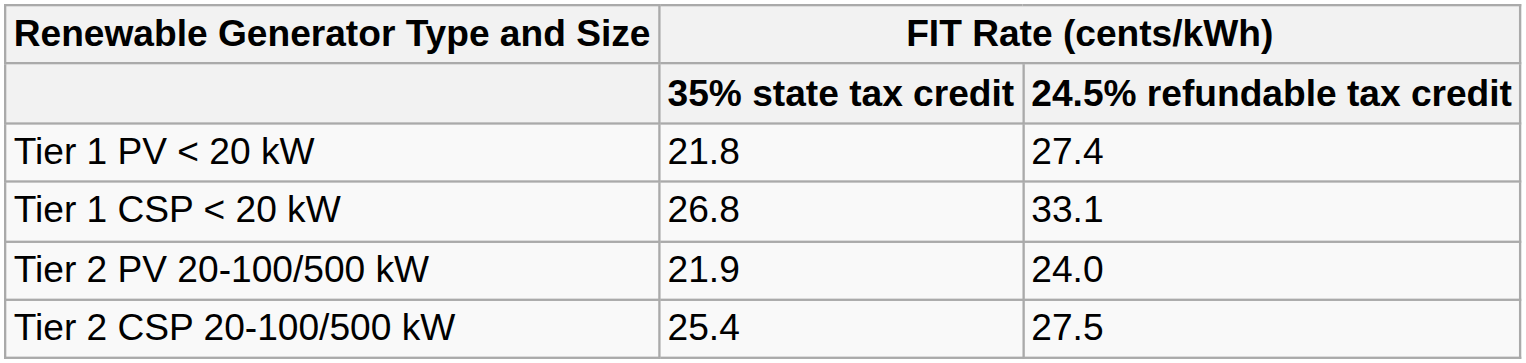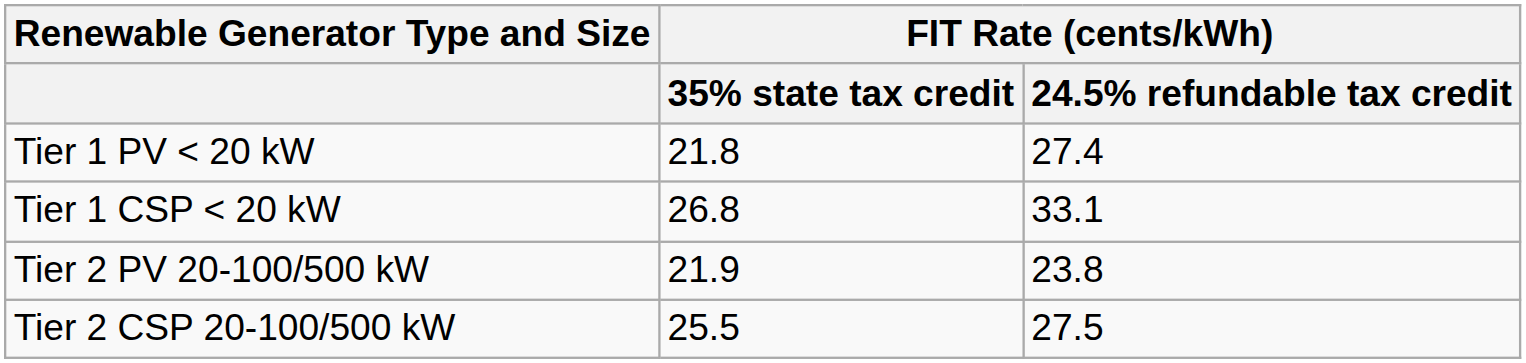(1067, 269) 24.0 -> (1067, 269) 23.8
(704, 328) 25.4 -> (704, 328) 25.5
